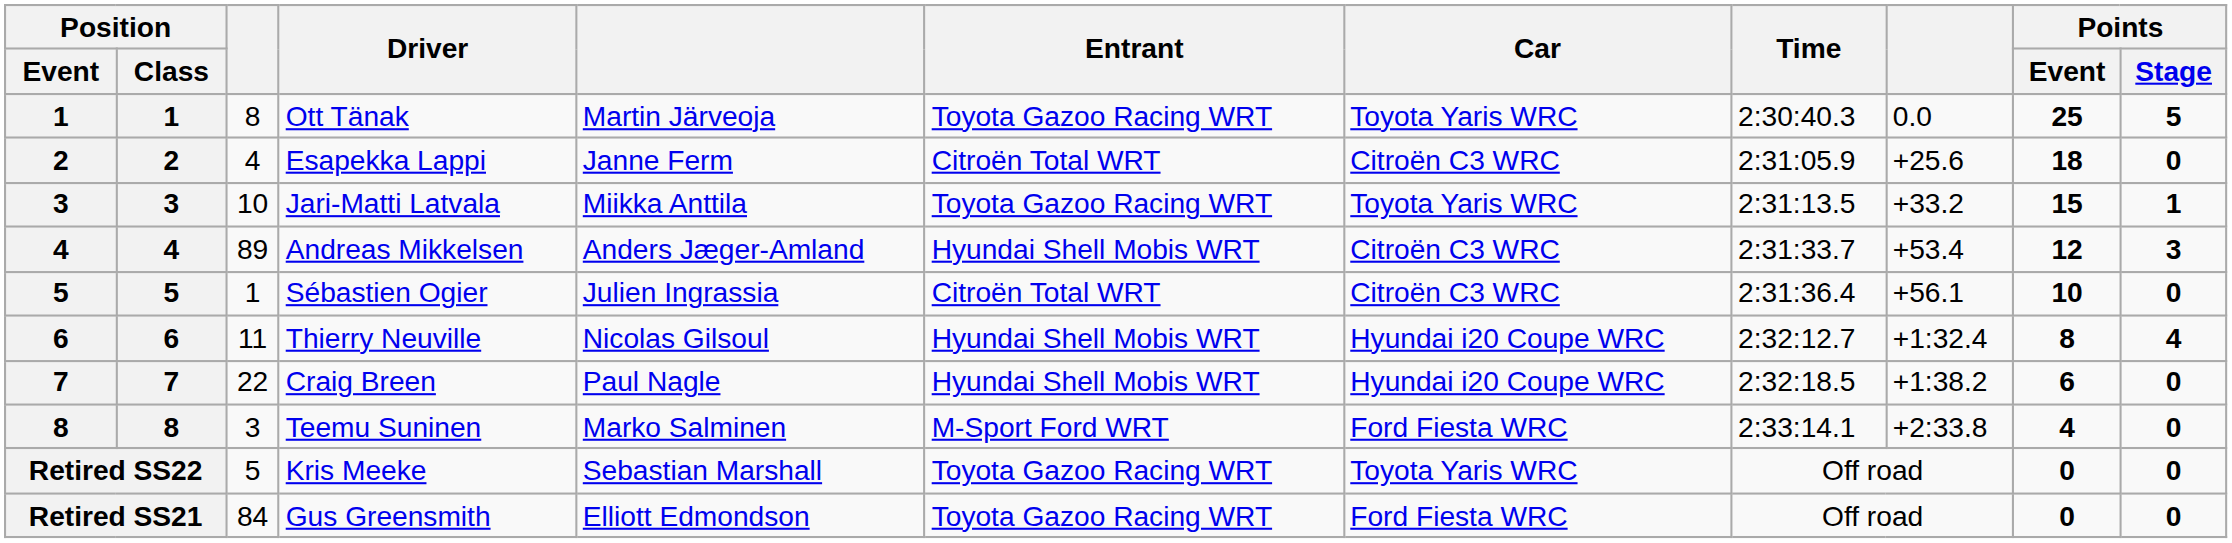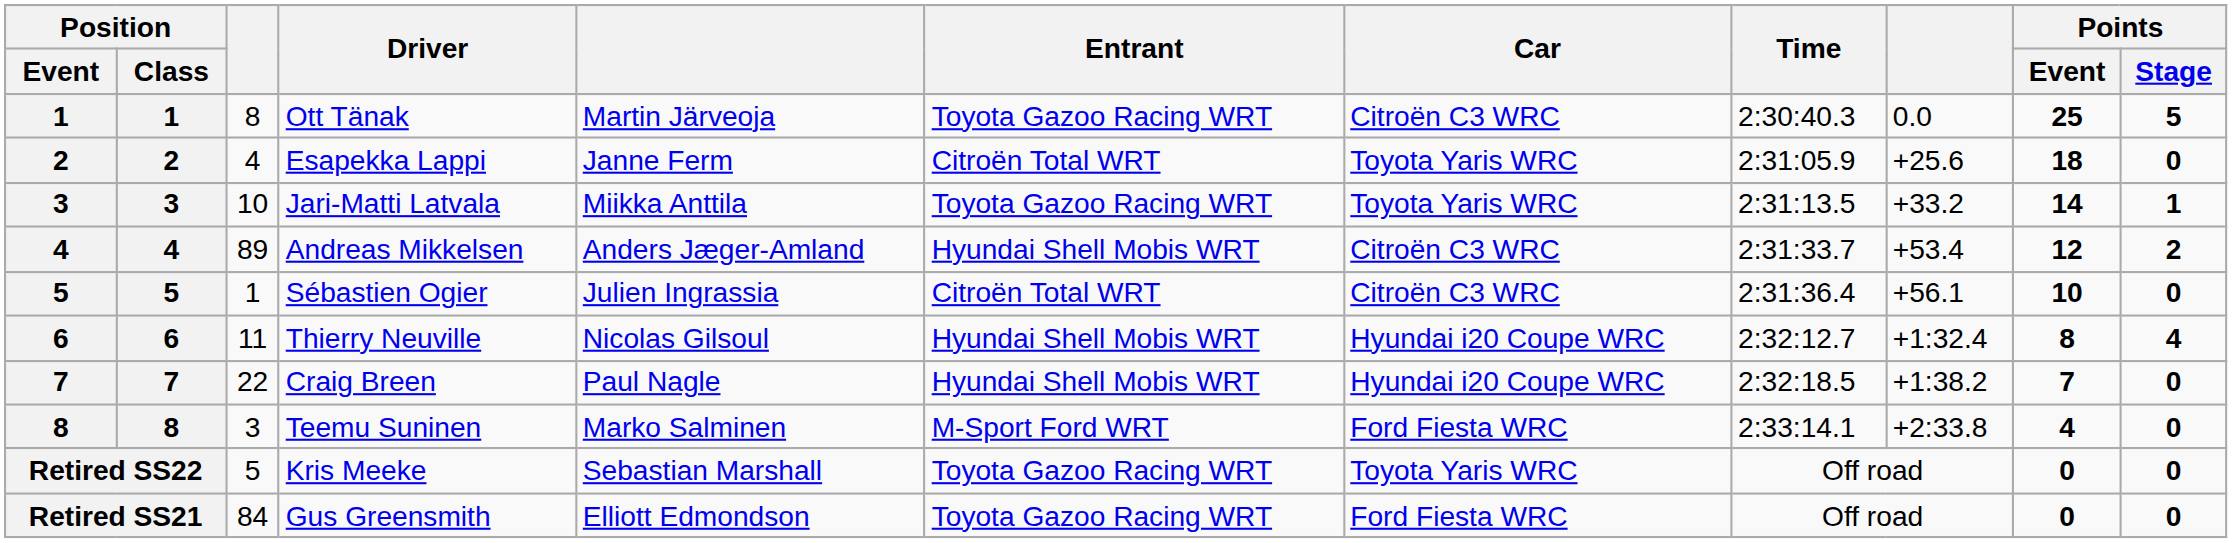(1464, 116) Toyota Yaris WRC -> (1455, 116) Citroën C3 WRC
(1455, 160) Citroën C3 WRC -> (1464, 160) Toyota Yaris WRC
(2067, 204) 15 -> (2067, 204) 14
(2174, 249) 3 -> (2174, 249) 2
(2067, 382) 6 -> (2067, 382) 7
